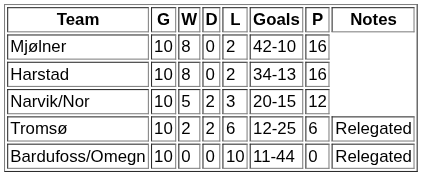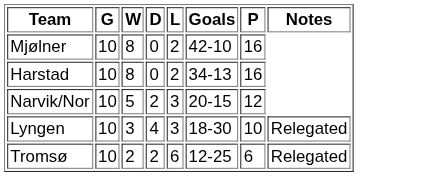+ row: (38, 128)
- row: (78, 156)
